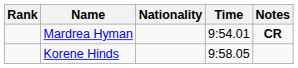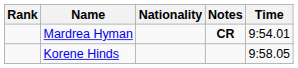columns swapped: (229, 14) <-> (273, 14)
